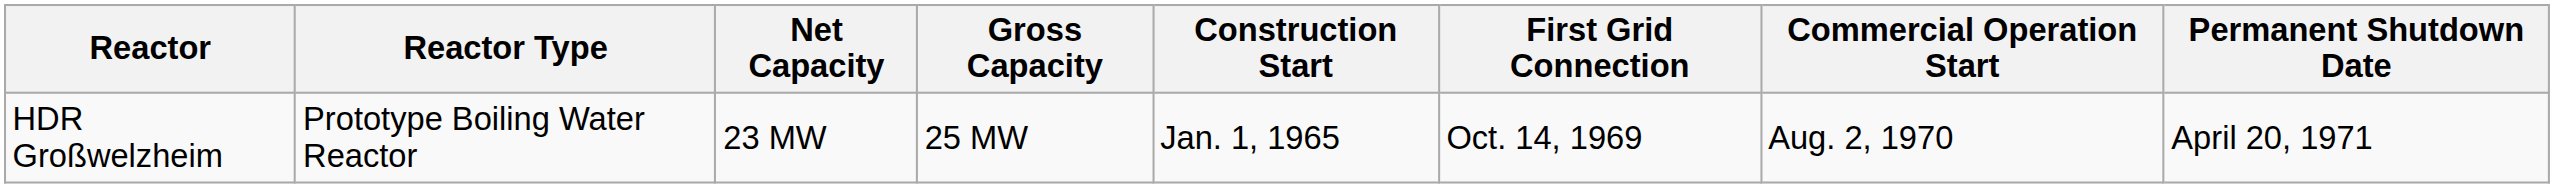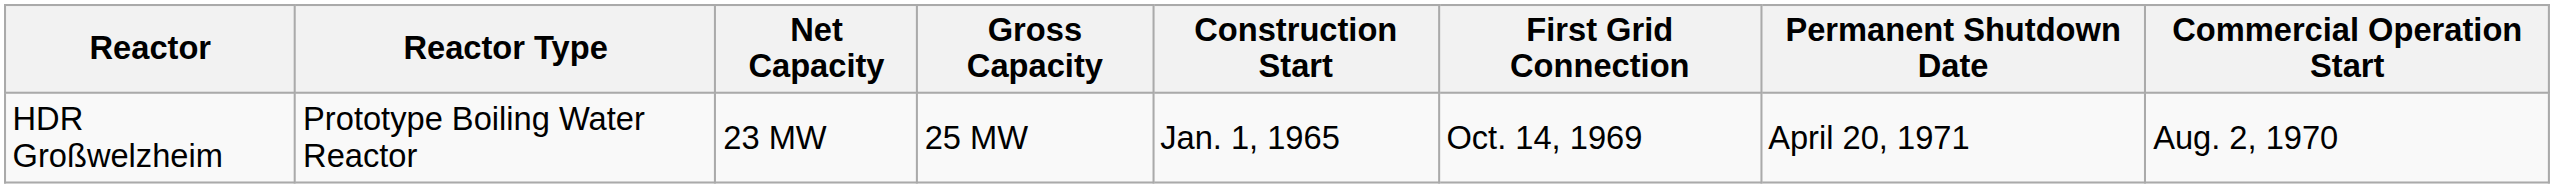columns swapped: (1962, 48) <-> (2356, 48)
